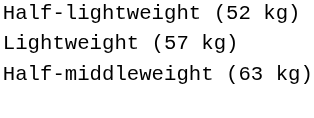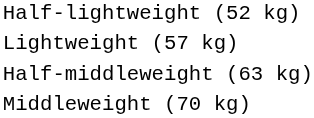+ row: (127, 104)
